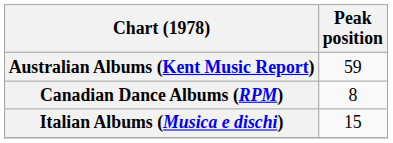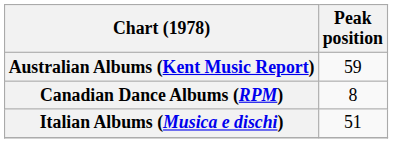(353, 123) 15 -> (353, 123) 51
